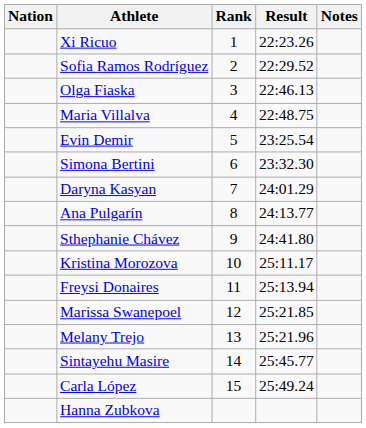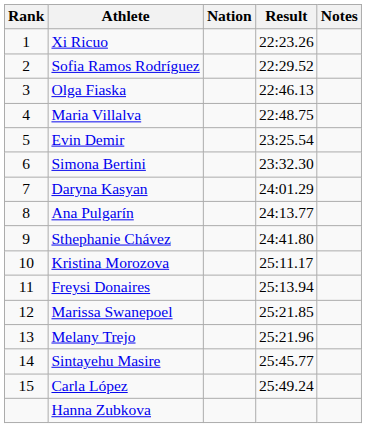columns swapped: (234, 16) <-> (30, 16)
